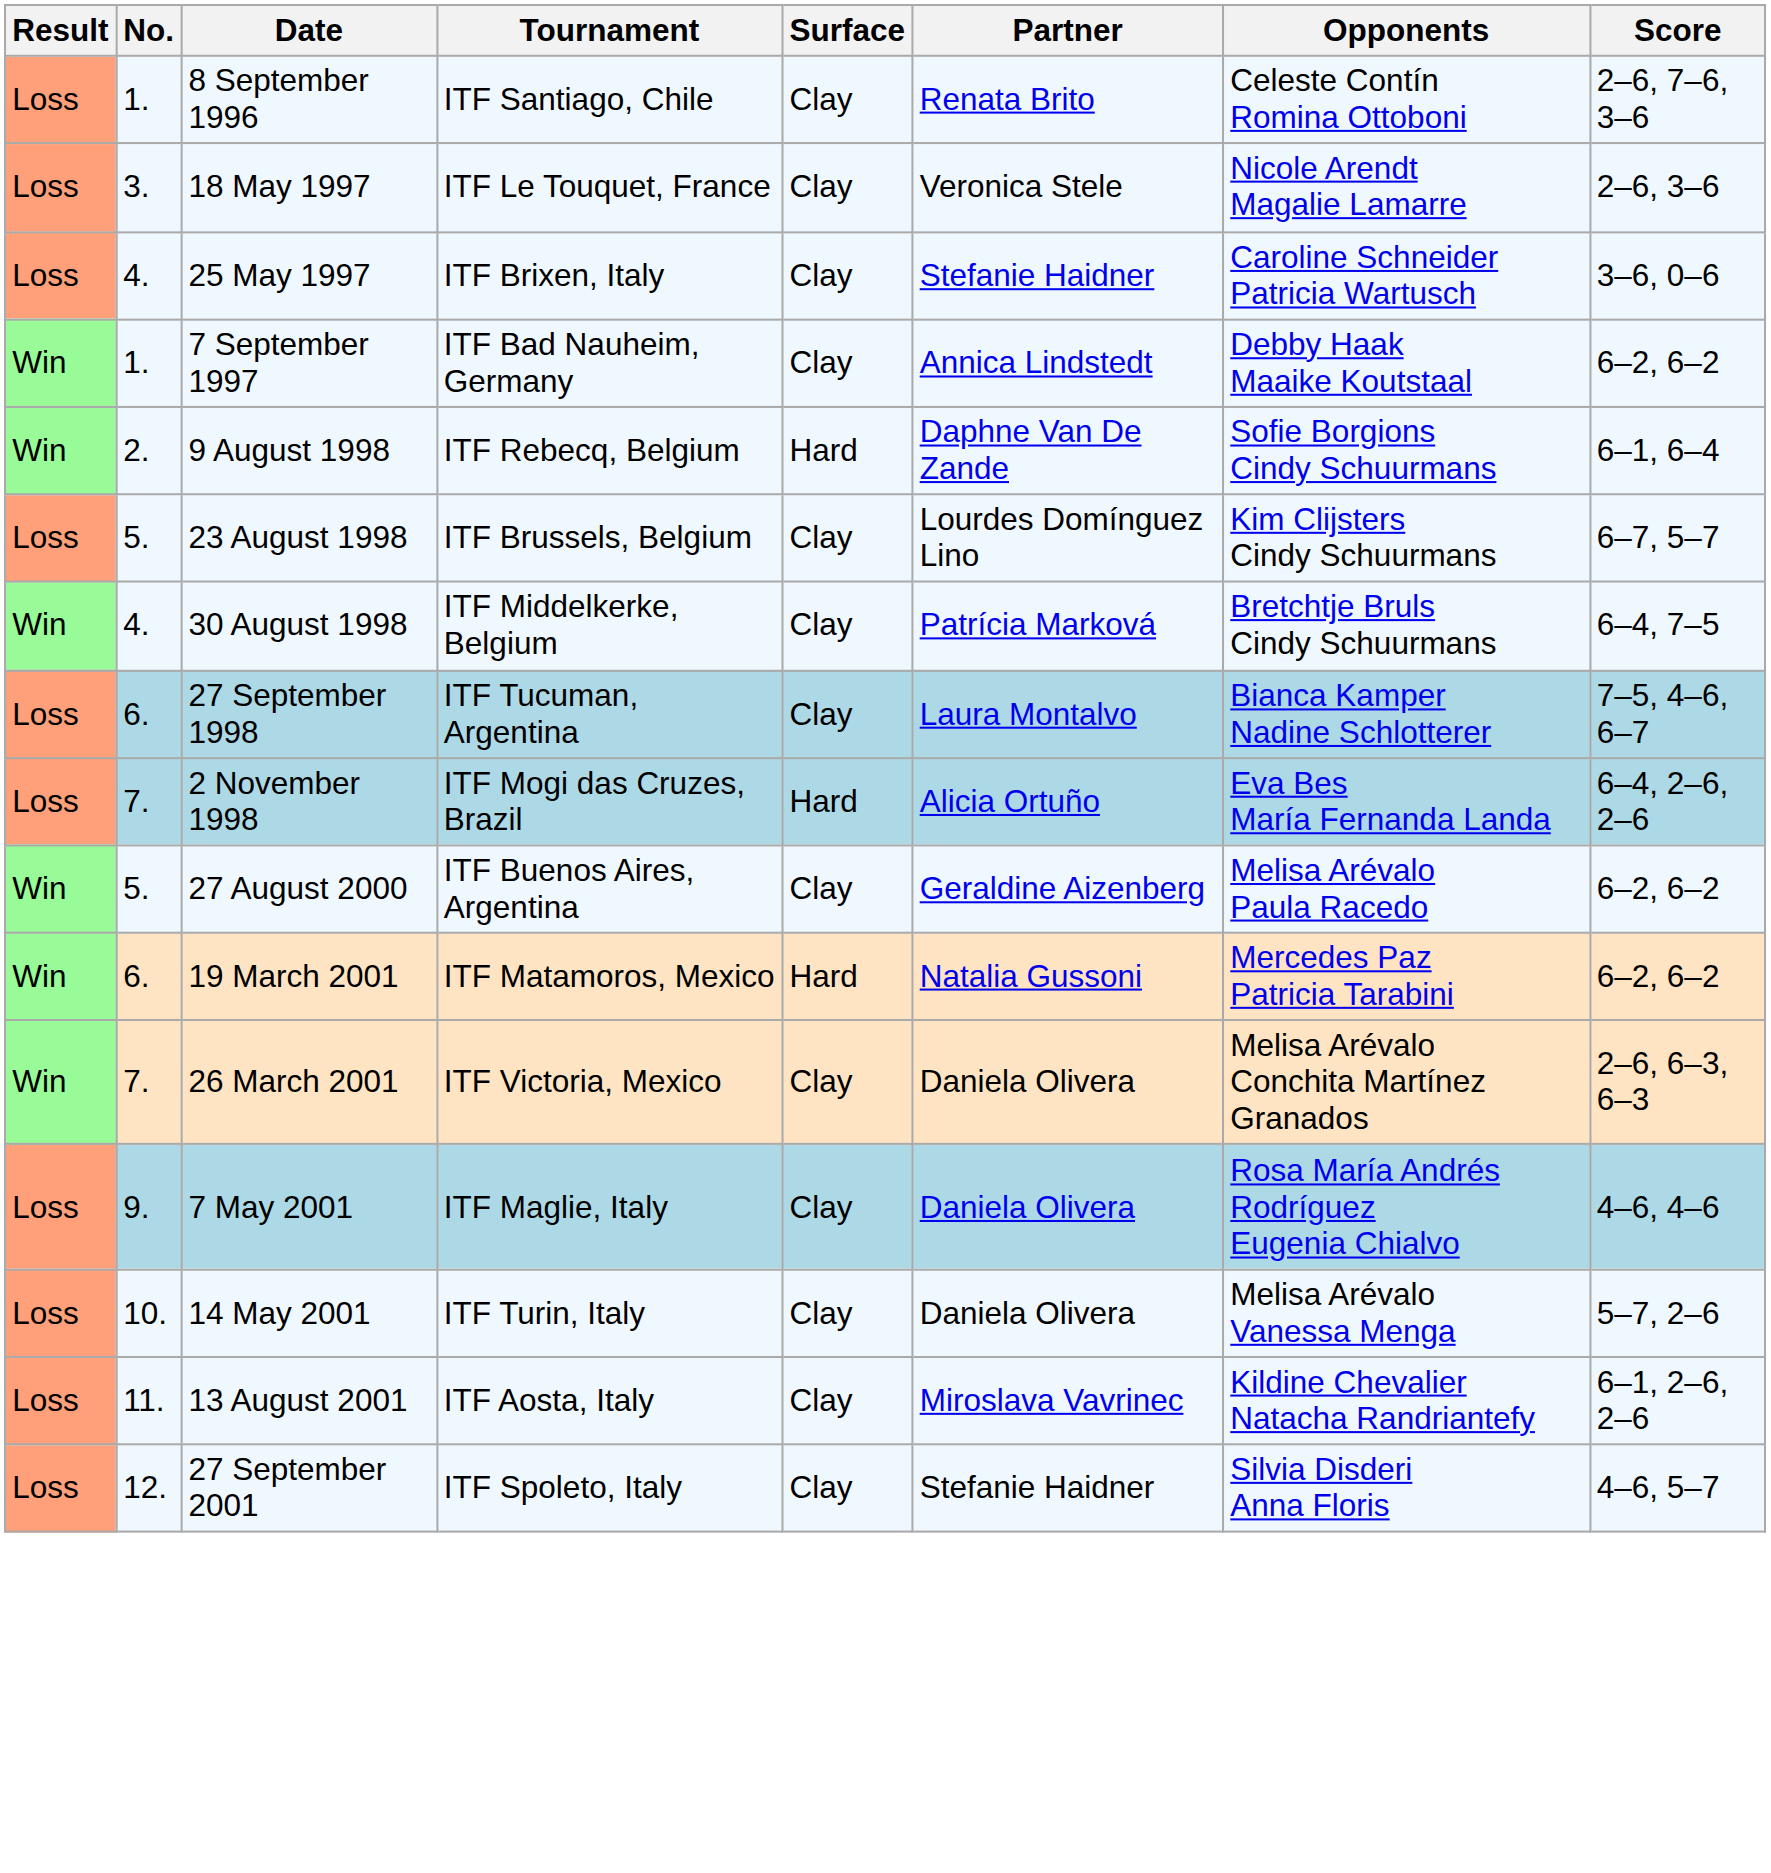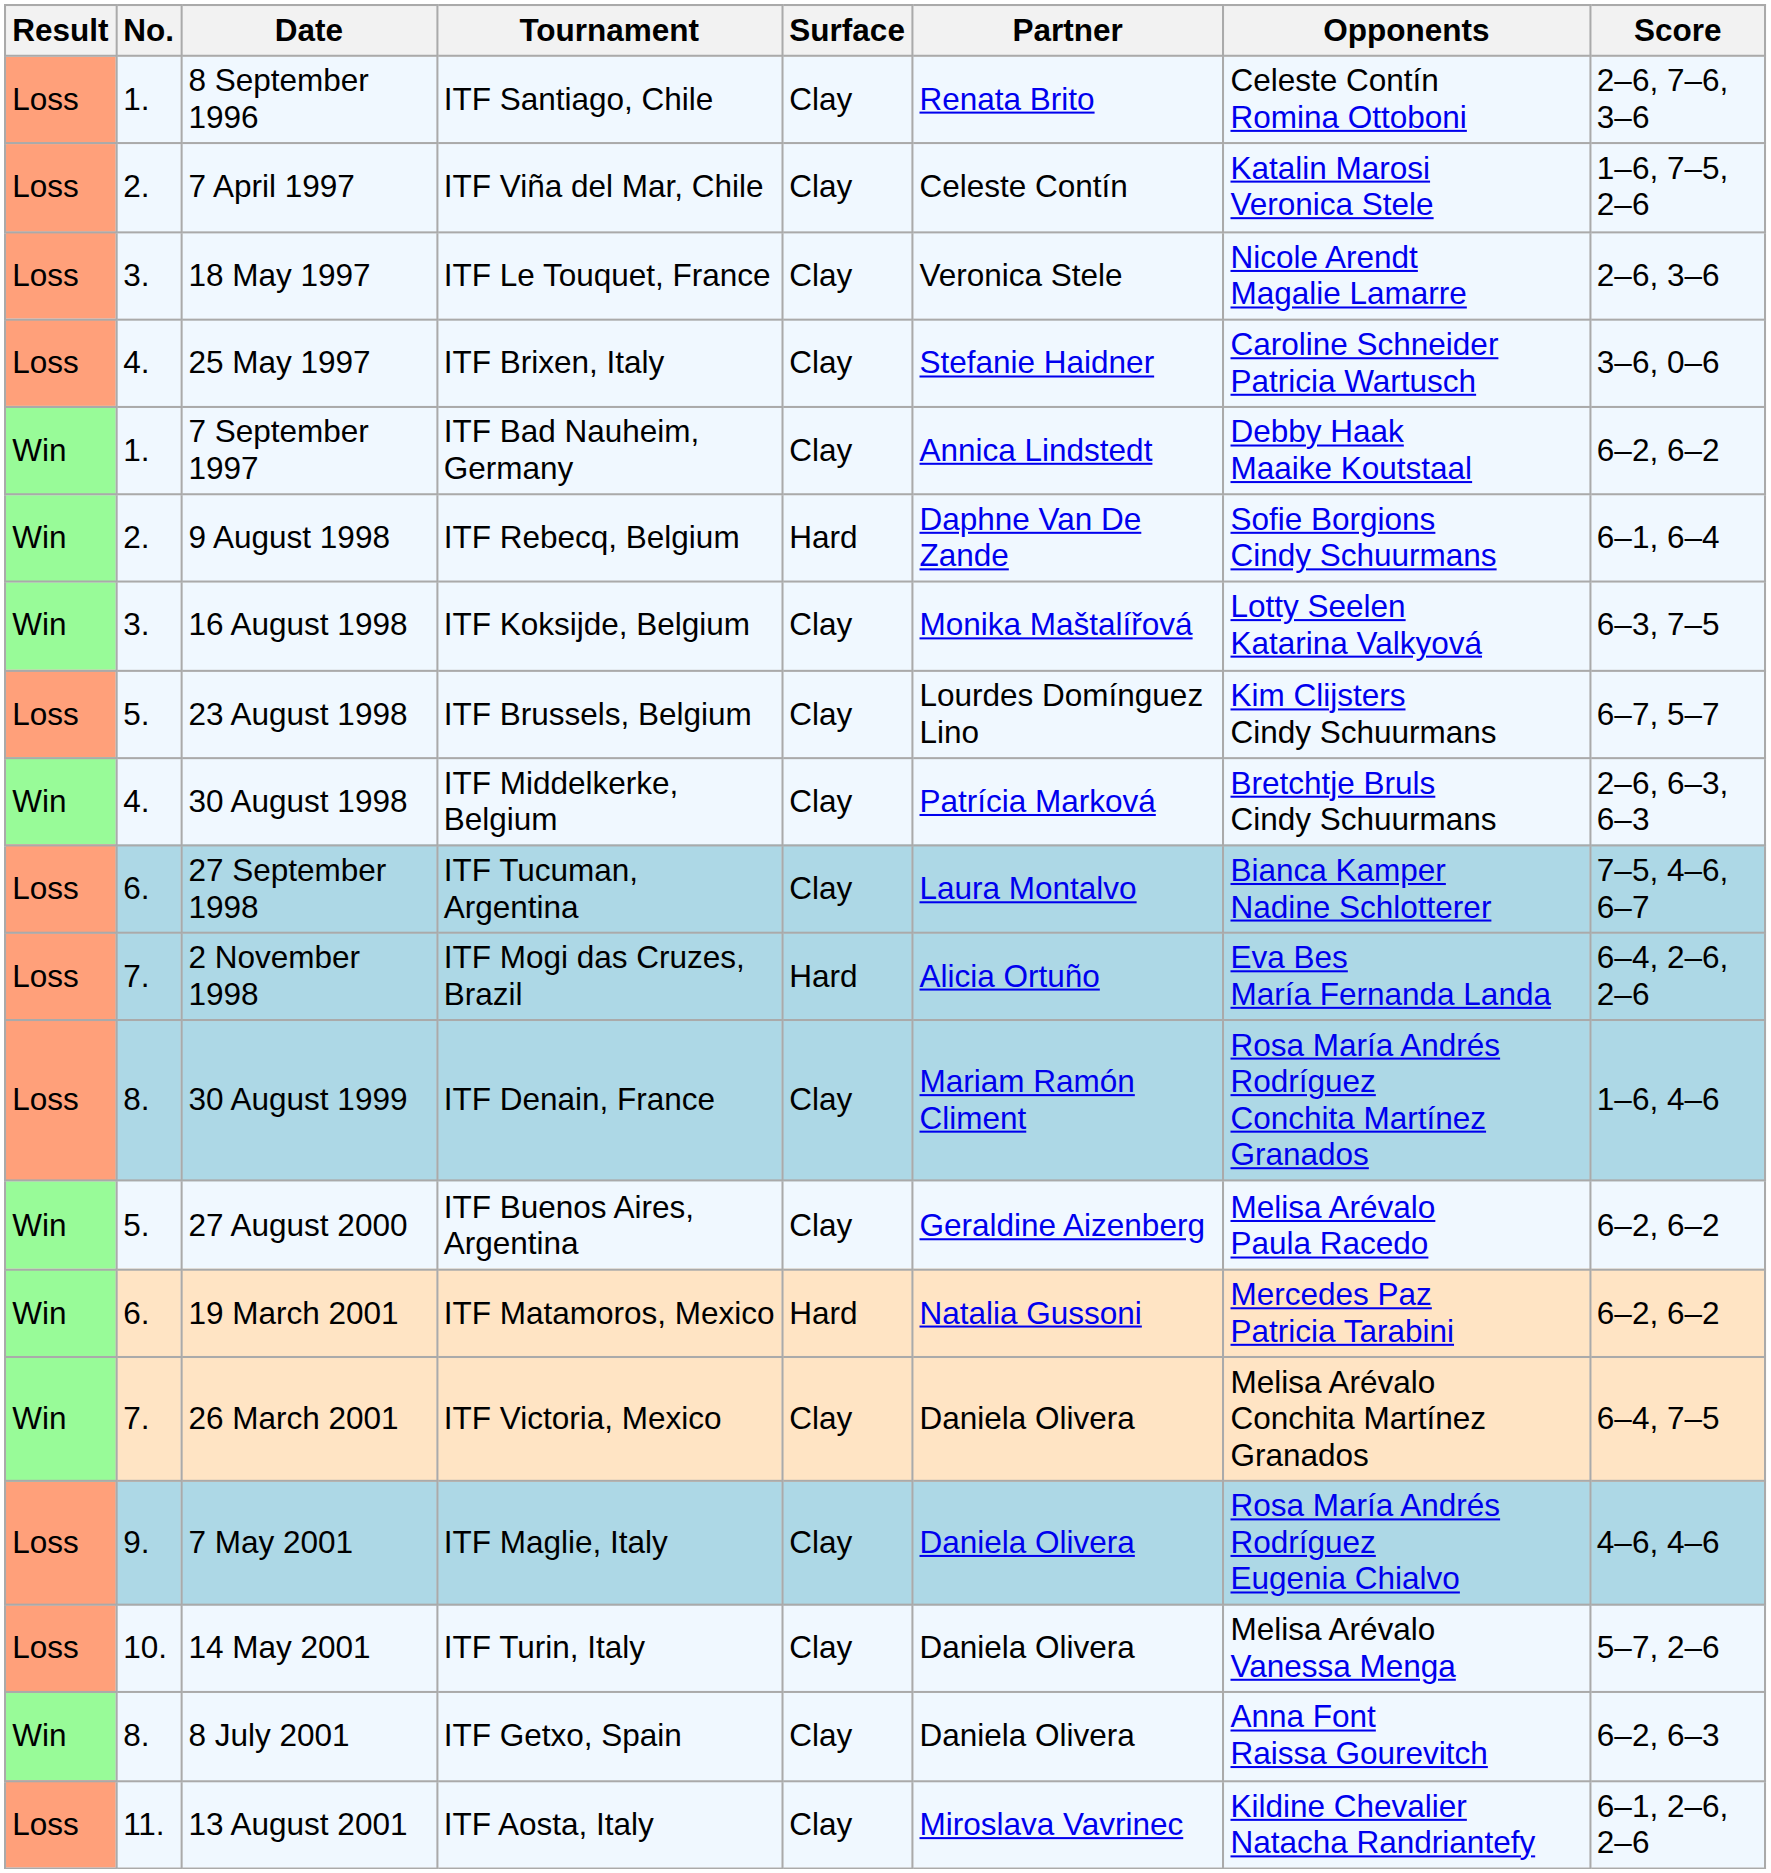+ row: (272, 186)
+ row: (298, 625)
(1658, 625) 6–4, 7–5 -> (1663, 800) 2–6, 6–3, 6–3
+ row: (298, 1099)
(1662, 1081) 2–6, 6–3, 6–3 -> (1658, 1417) 6–4, 7–5
+ row: (269, 1735)
- row: (287, 1487)
